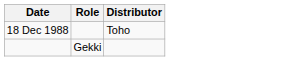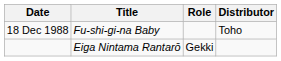+ column: (127, 13)
